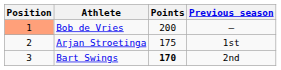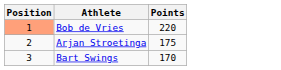- column: (231, 12)
(168, 27) 200 -> (168, 27) 220
(168, 58) bold -> (168, 58) normal
